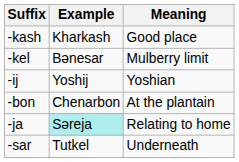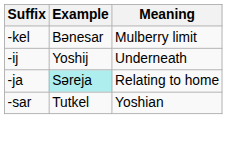- row: (24, 37)
(151, 80) Yoshian -> (151, 59) Underneath
- row: (21, 102)
(163, 146) Underneath -> (139, 102) Yoshian
